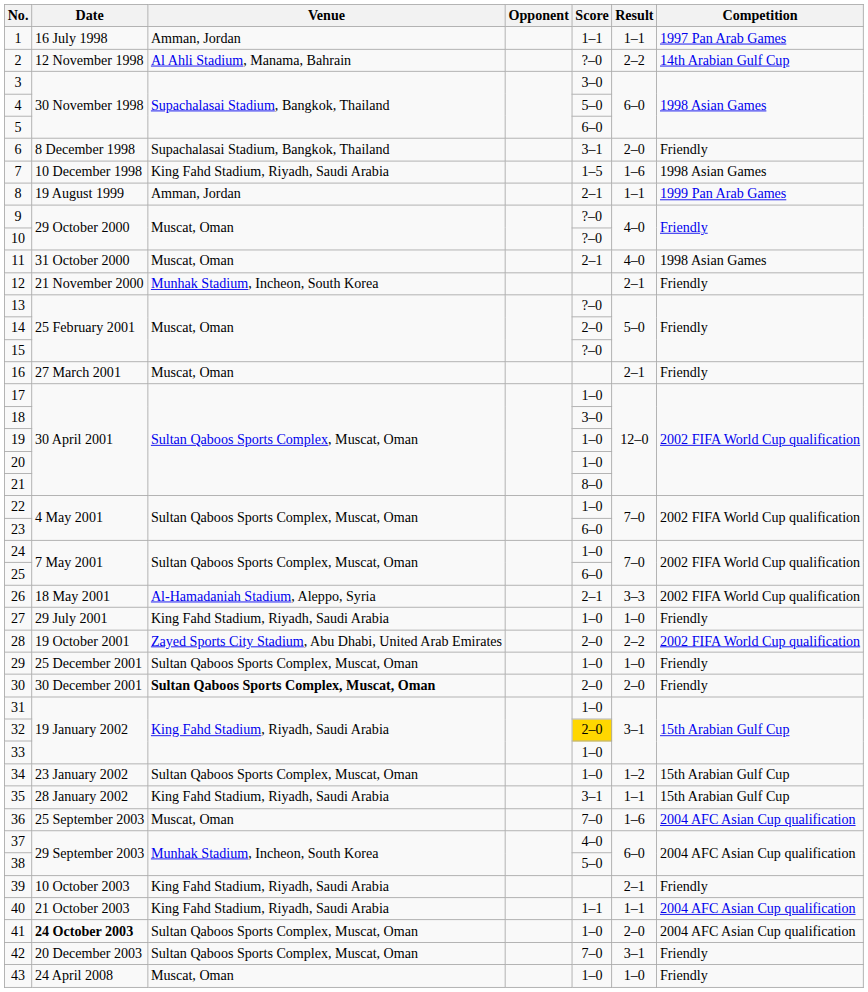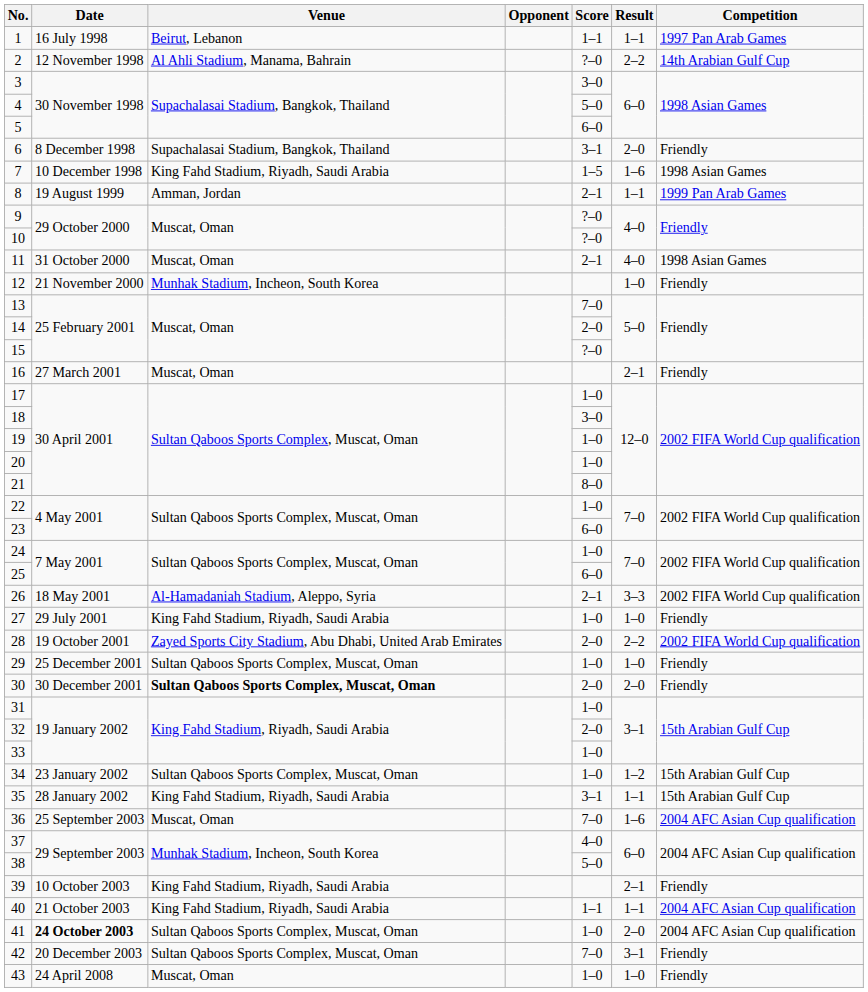(196, 37) Amman, Jordan -> (197, 37) Beirut, Lebanon
(634, 283) 2–1 -> (634, 283) 1–0
(592, 305) ?–0 -> (592, 305) 7–0
(592, 730) gold background -> (592, 730) no background
